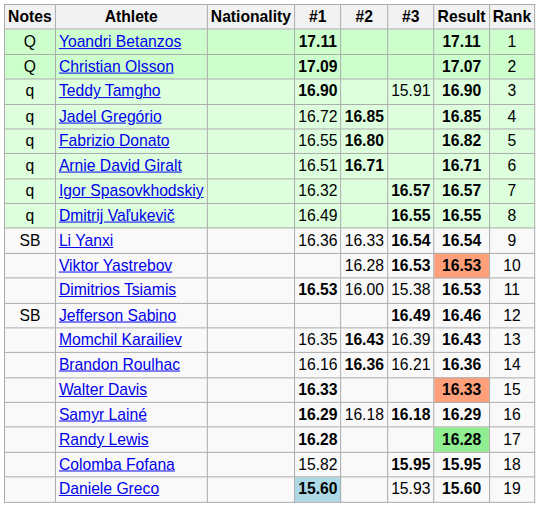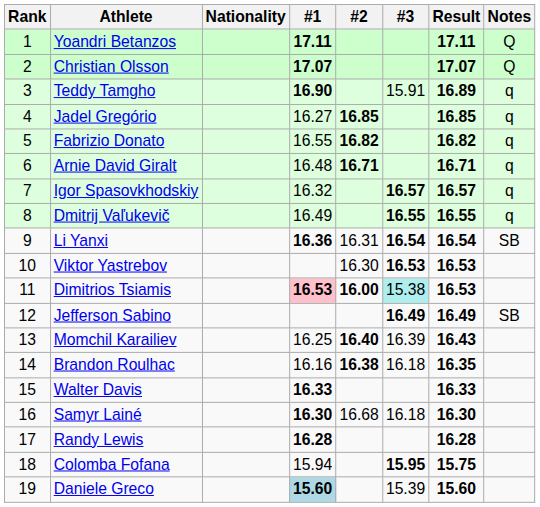columns swapped: (512, 16) <-> (30, 16)
(318, 66) 17.09 -> (313, 66) 17.07
(462, 91) 16.90 -> (456, 91) 16.89
(318, 116) 16.72 -> (313, 116) 16.27
(364, 141) 16.80 -> (359, 141) 16.82
(318, 166) 16.51 -> (313, 166) 16.48
(318, 240) normal -> (313, 240) bold
(364, 240) 16.33 -> (359, 240) 16.31
(364, 265) 16.28 -> (359, 265) 16.30
(462, 265) lightsalmon background -> (456, 265) no background
(318, 290) no background -> (313, 290) pink background
(364, 290) normal -> (359, 290) bold
(411, 290) no background -> (406, 290) paleturquoise background
(462, 315) 16.46 -> (456, 315) 16.49
(318, 340) 16.35 -> (313, 340) 16.25
(364, 340) 16.43 -> (359, 340) 16.40
(364, 365) 16.36 -> (359, 365) 16.38
(411, 365) 16.21 -> (406, 365) 16.18
(462, 365) 16.36 -> (456, 365) 16.35
(462, 389) lightsalmon background -> (456, 389) no background
(318, 414) 16.29 -> (313, 414) 16.30
(364, 414) 16.18 -> (359, 414) 16.68
(411, 414) bold -> (406, 414) normal
(462, 414) 16.29 -> (456, 414) 16.30
(462, 439) lightgreen background -> (456, 439) no background
(318, 464) 15.82 -> (313, 464) 15.94
(462, 464) 15.95 -> (456, 464) 15.75
(411, 489) 15.93 -> (406, 489) 15.39
